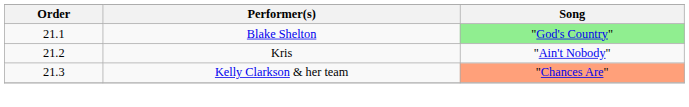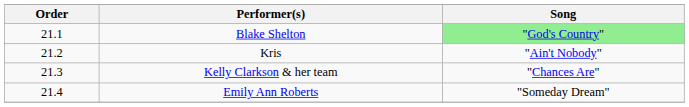(572, 72) lightsalmon background -> (563, 72) no background
+ row: (271, 92)
